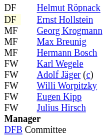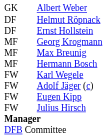+ row: (62, 8)
(10, 19) lightyellow background -> (10, 30) no background
- row: (67, 86)
